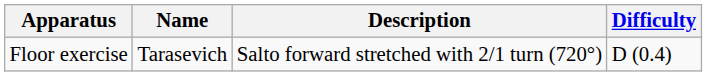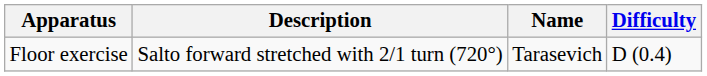columns swapped: (182, 20) <-> (419, 20)
